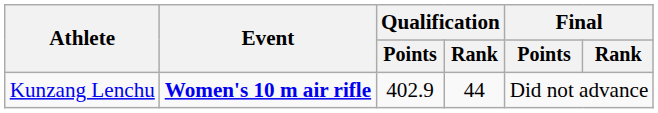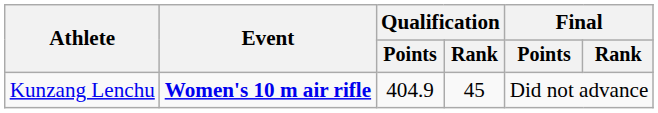(410, 90) 402.9 -> (410, 90) 404.9
(474, 90) 44 -> (474, 90) 45
